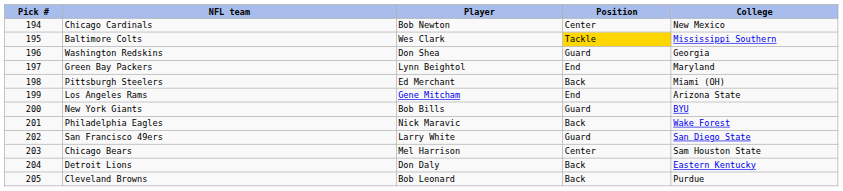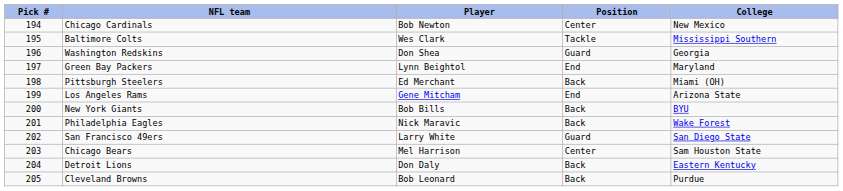(580, 39) gold background -> (580, 39) no background
(578, 109) Guard -> (575, 109) Back
